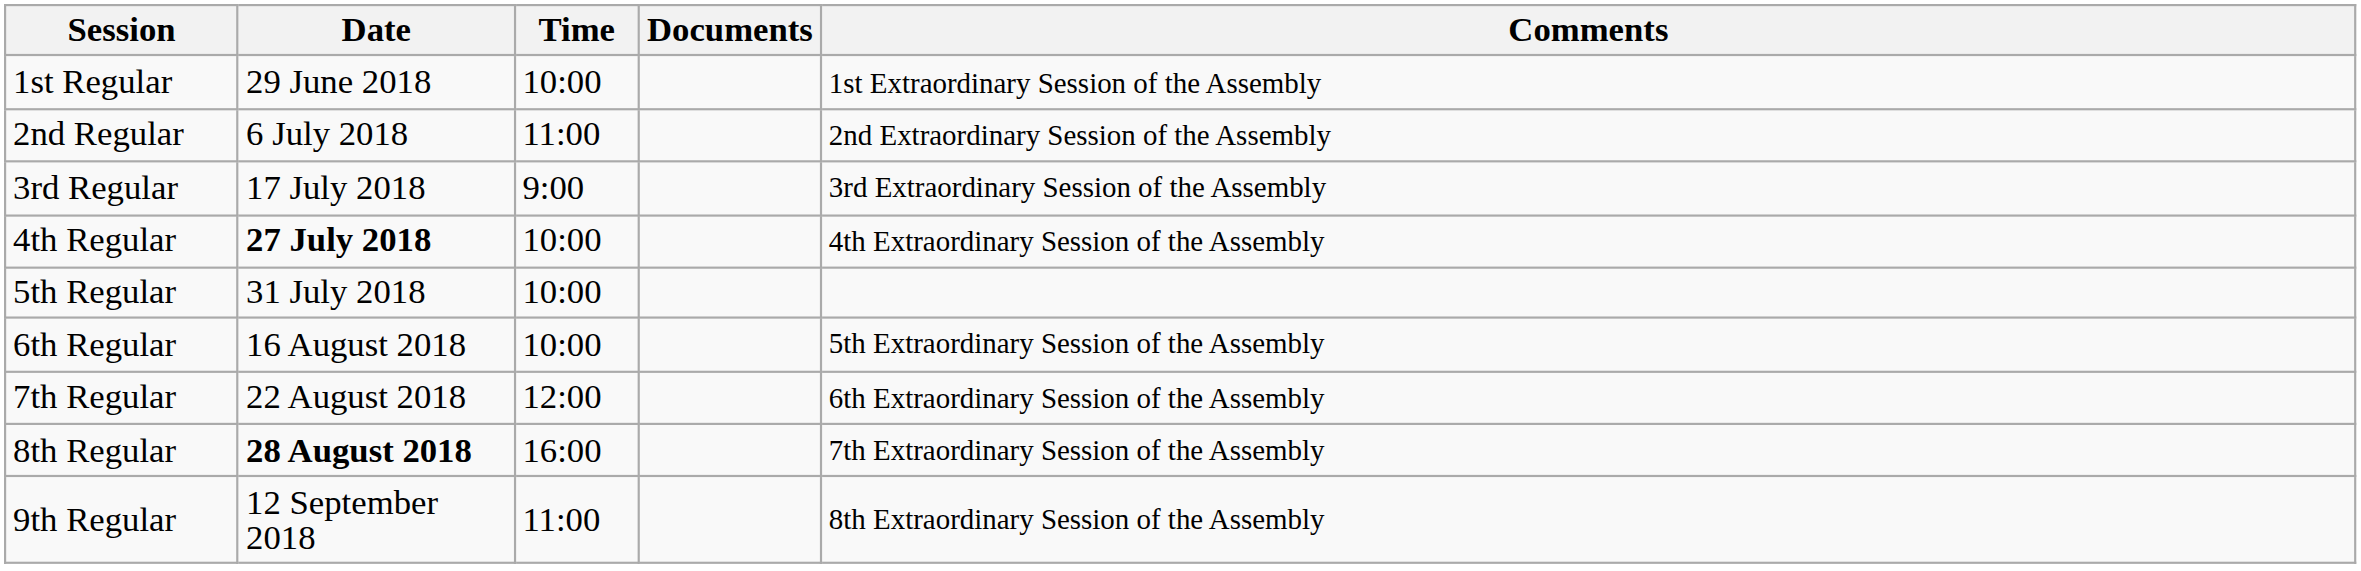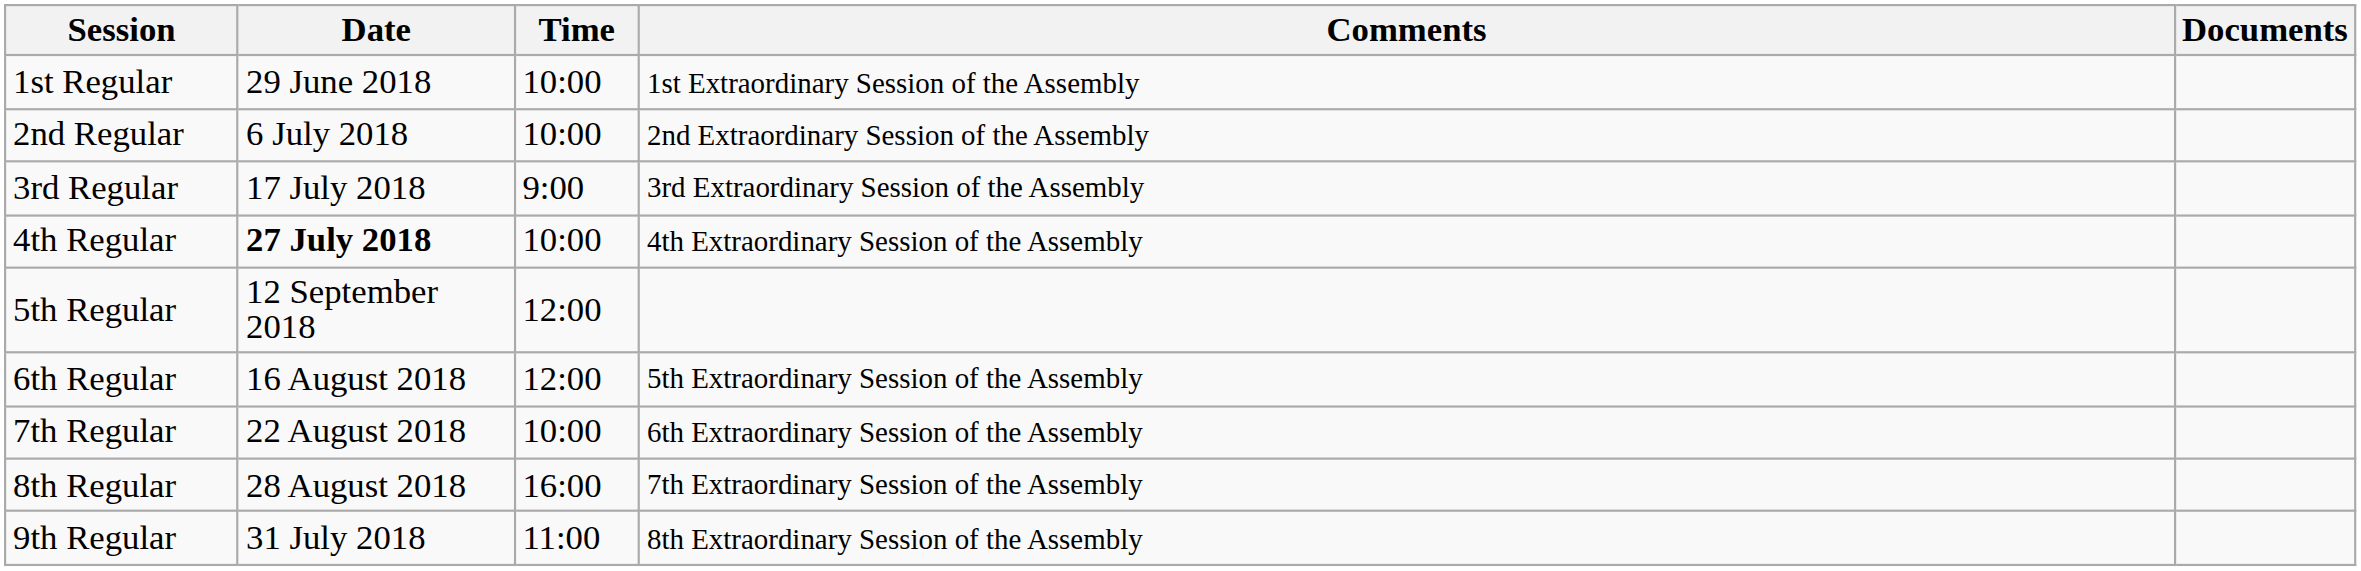columns swapped: (730, 29) <-> (1588, 29)
(561, 134) 11:00 -> (562, 134) 10:00
(336, 292) 31 July 2018 -> (342, 309) 12 September 2018
(562, 292) 10:00 -> (562, 309) 12:00
(562, 343) 10:00 -> (562, 378) 12:00
(562, 396) 12:00 -> (562, 431) 10:00
(359, 449) bold -> (356, 484) normal
(342, 518) 12 September 2018 -> (336, 537) 31 July 2018
